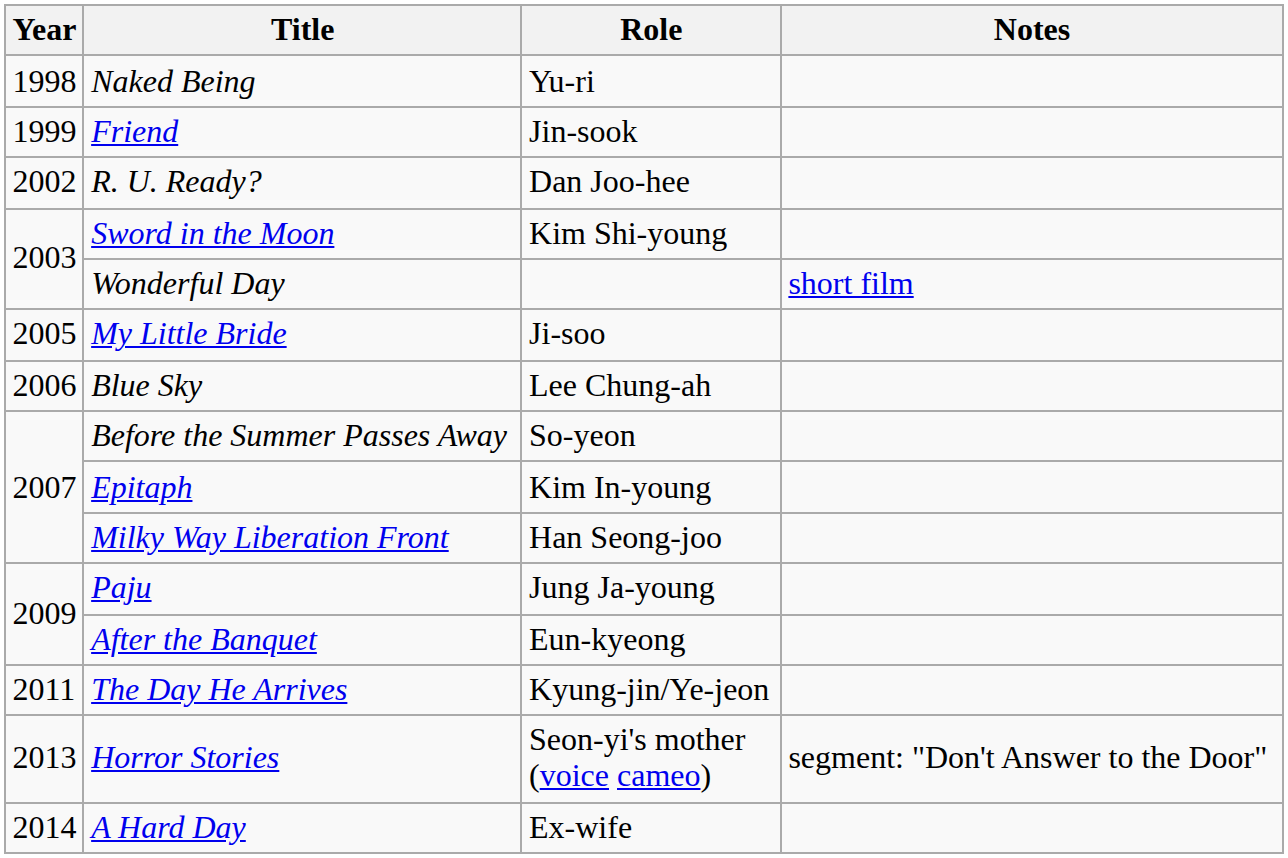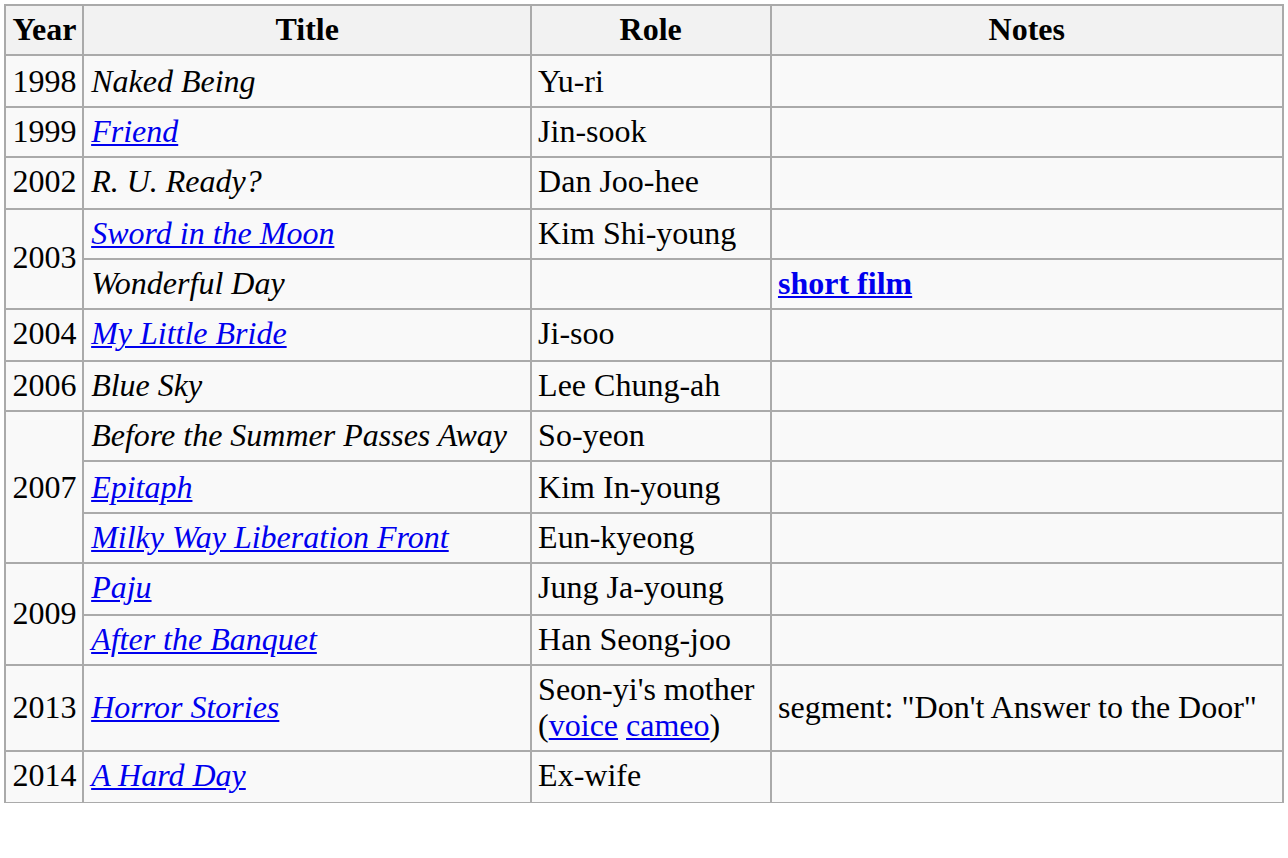(851, 283) normal -> (845, 283) bold
(44, 334) 2005 -> (44, 334) 2004
(625, 537) Han Seong-joo -> (616, 537) Eun-kyeong
(607, 638) Eun-kyeong -> (635, 638) Han Seong-joo
- row: (219, 689)
